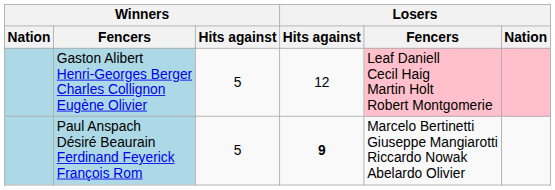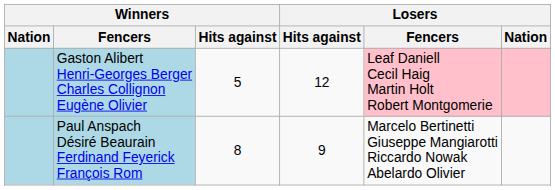(237, 150) 5 -> (237, 150) 8
(322, 150) bold -> (322, 150) normal
